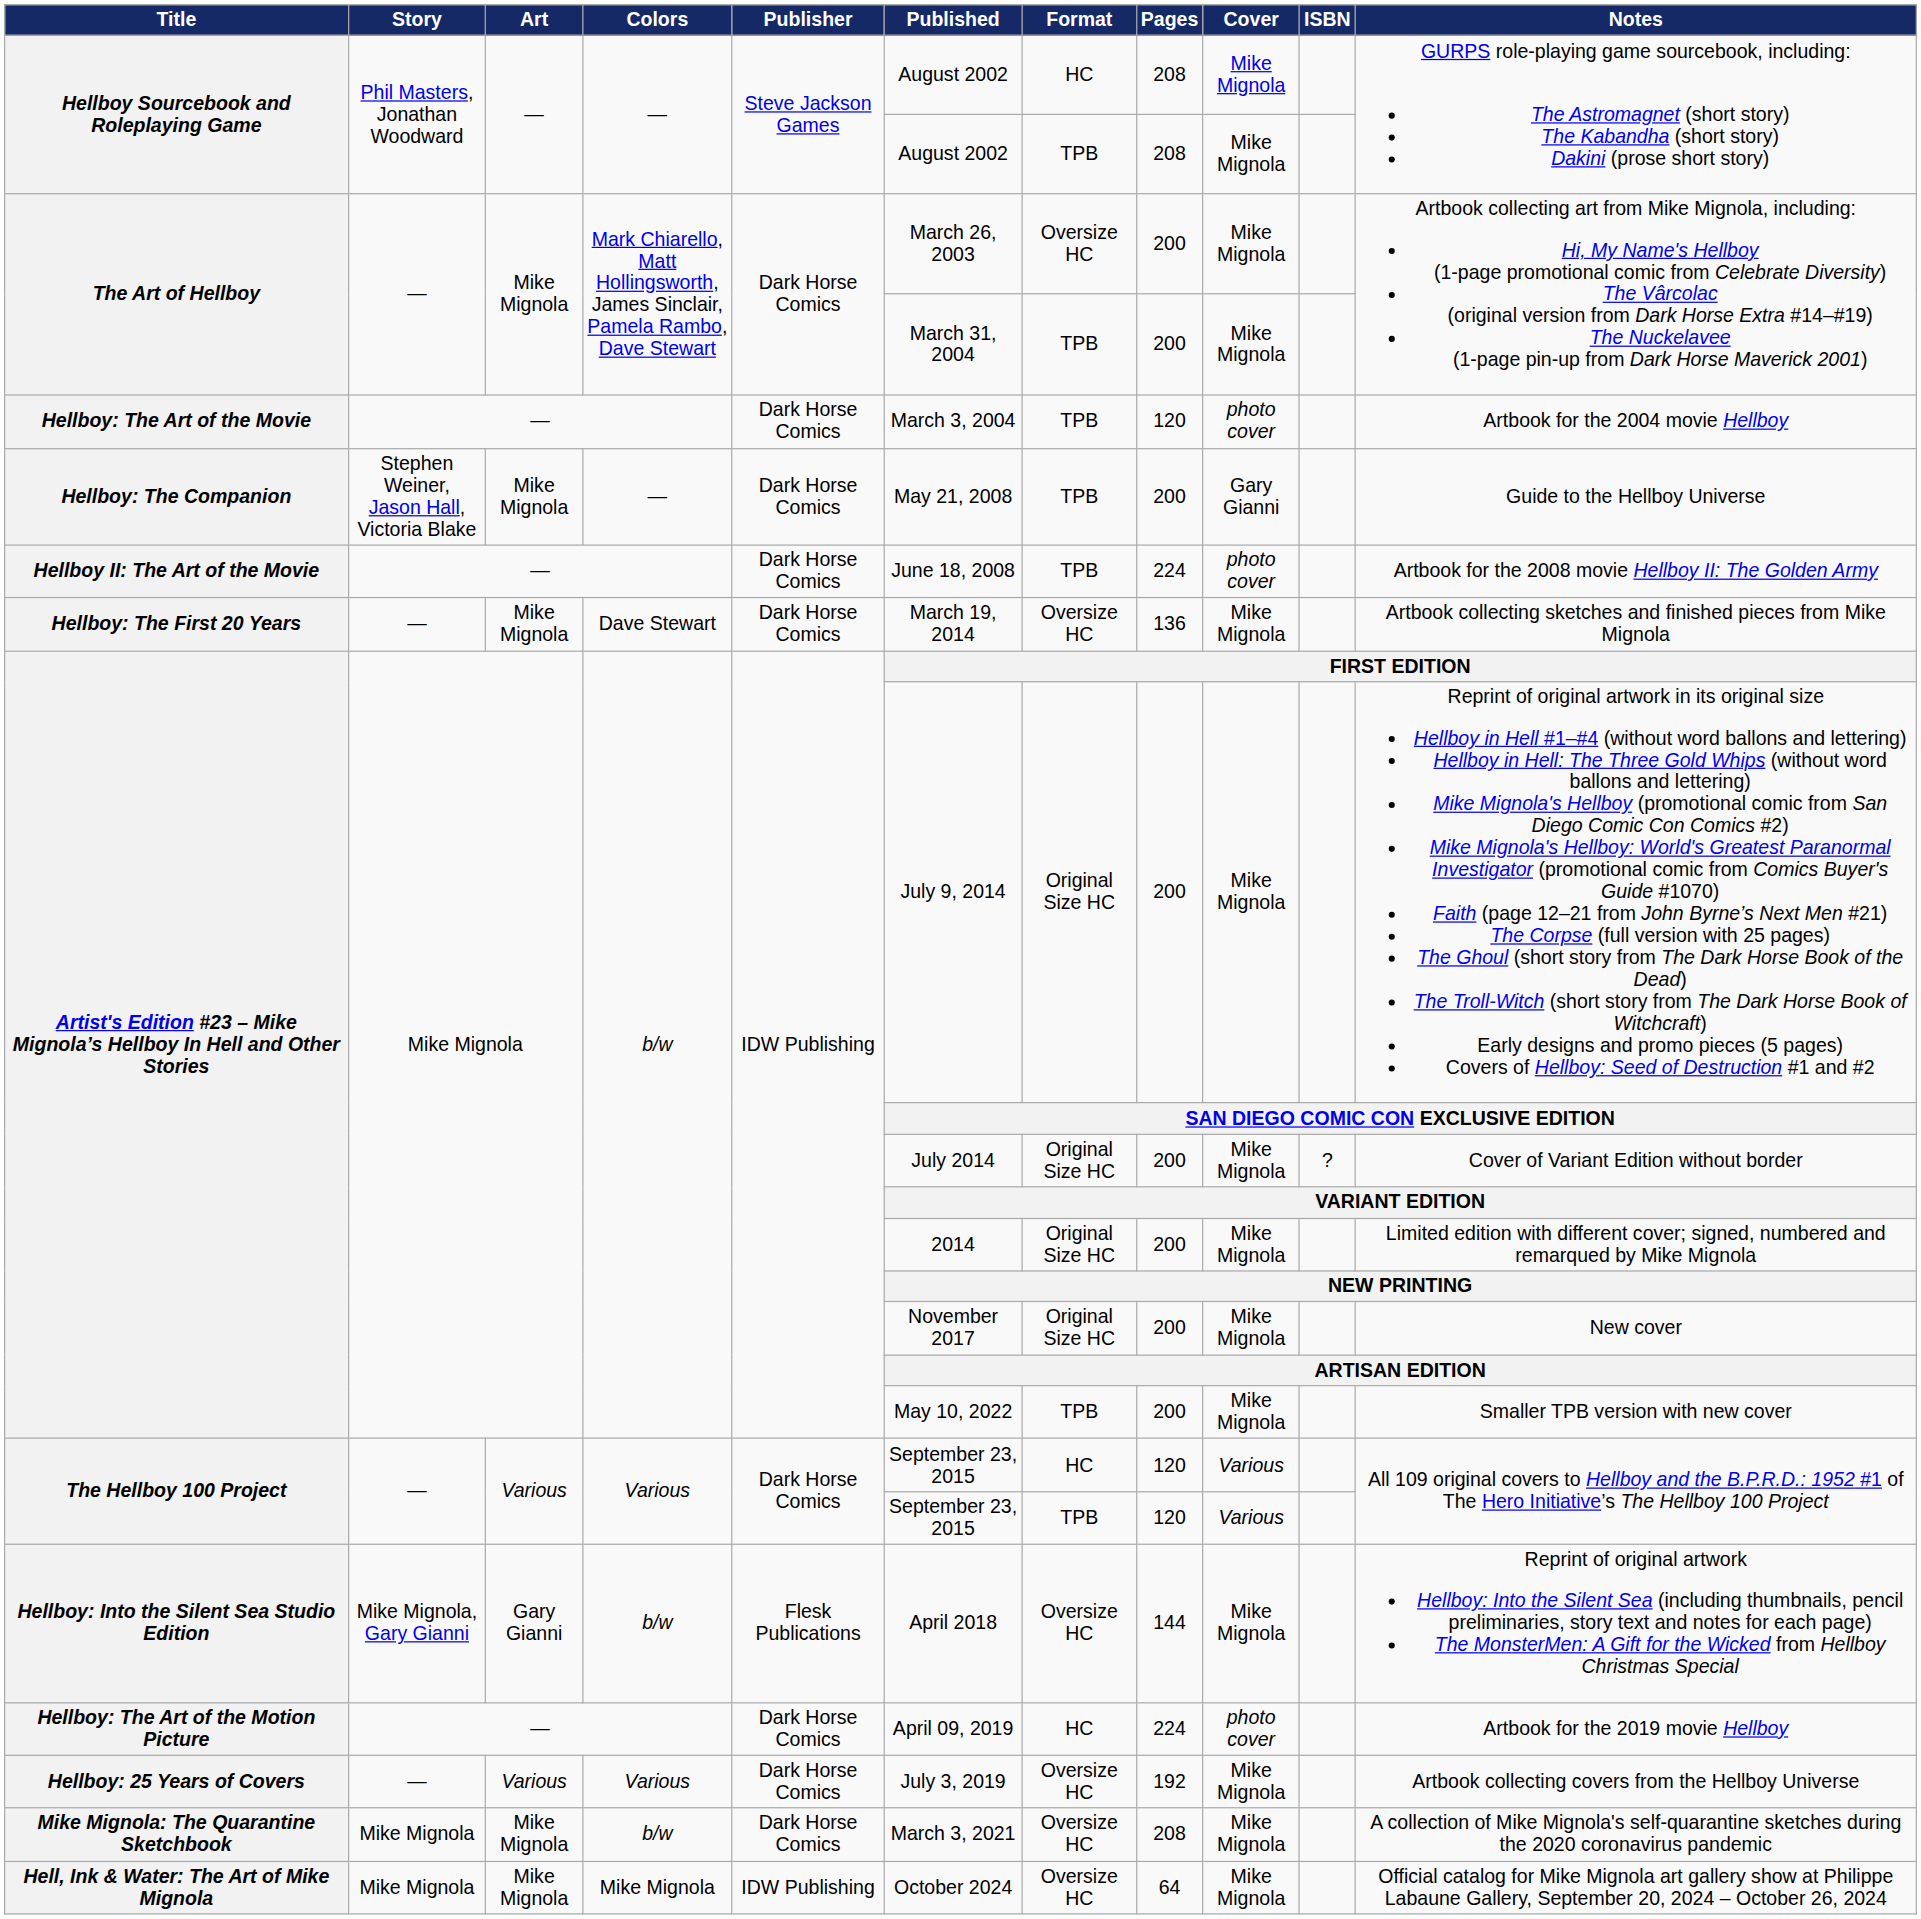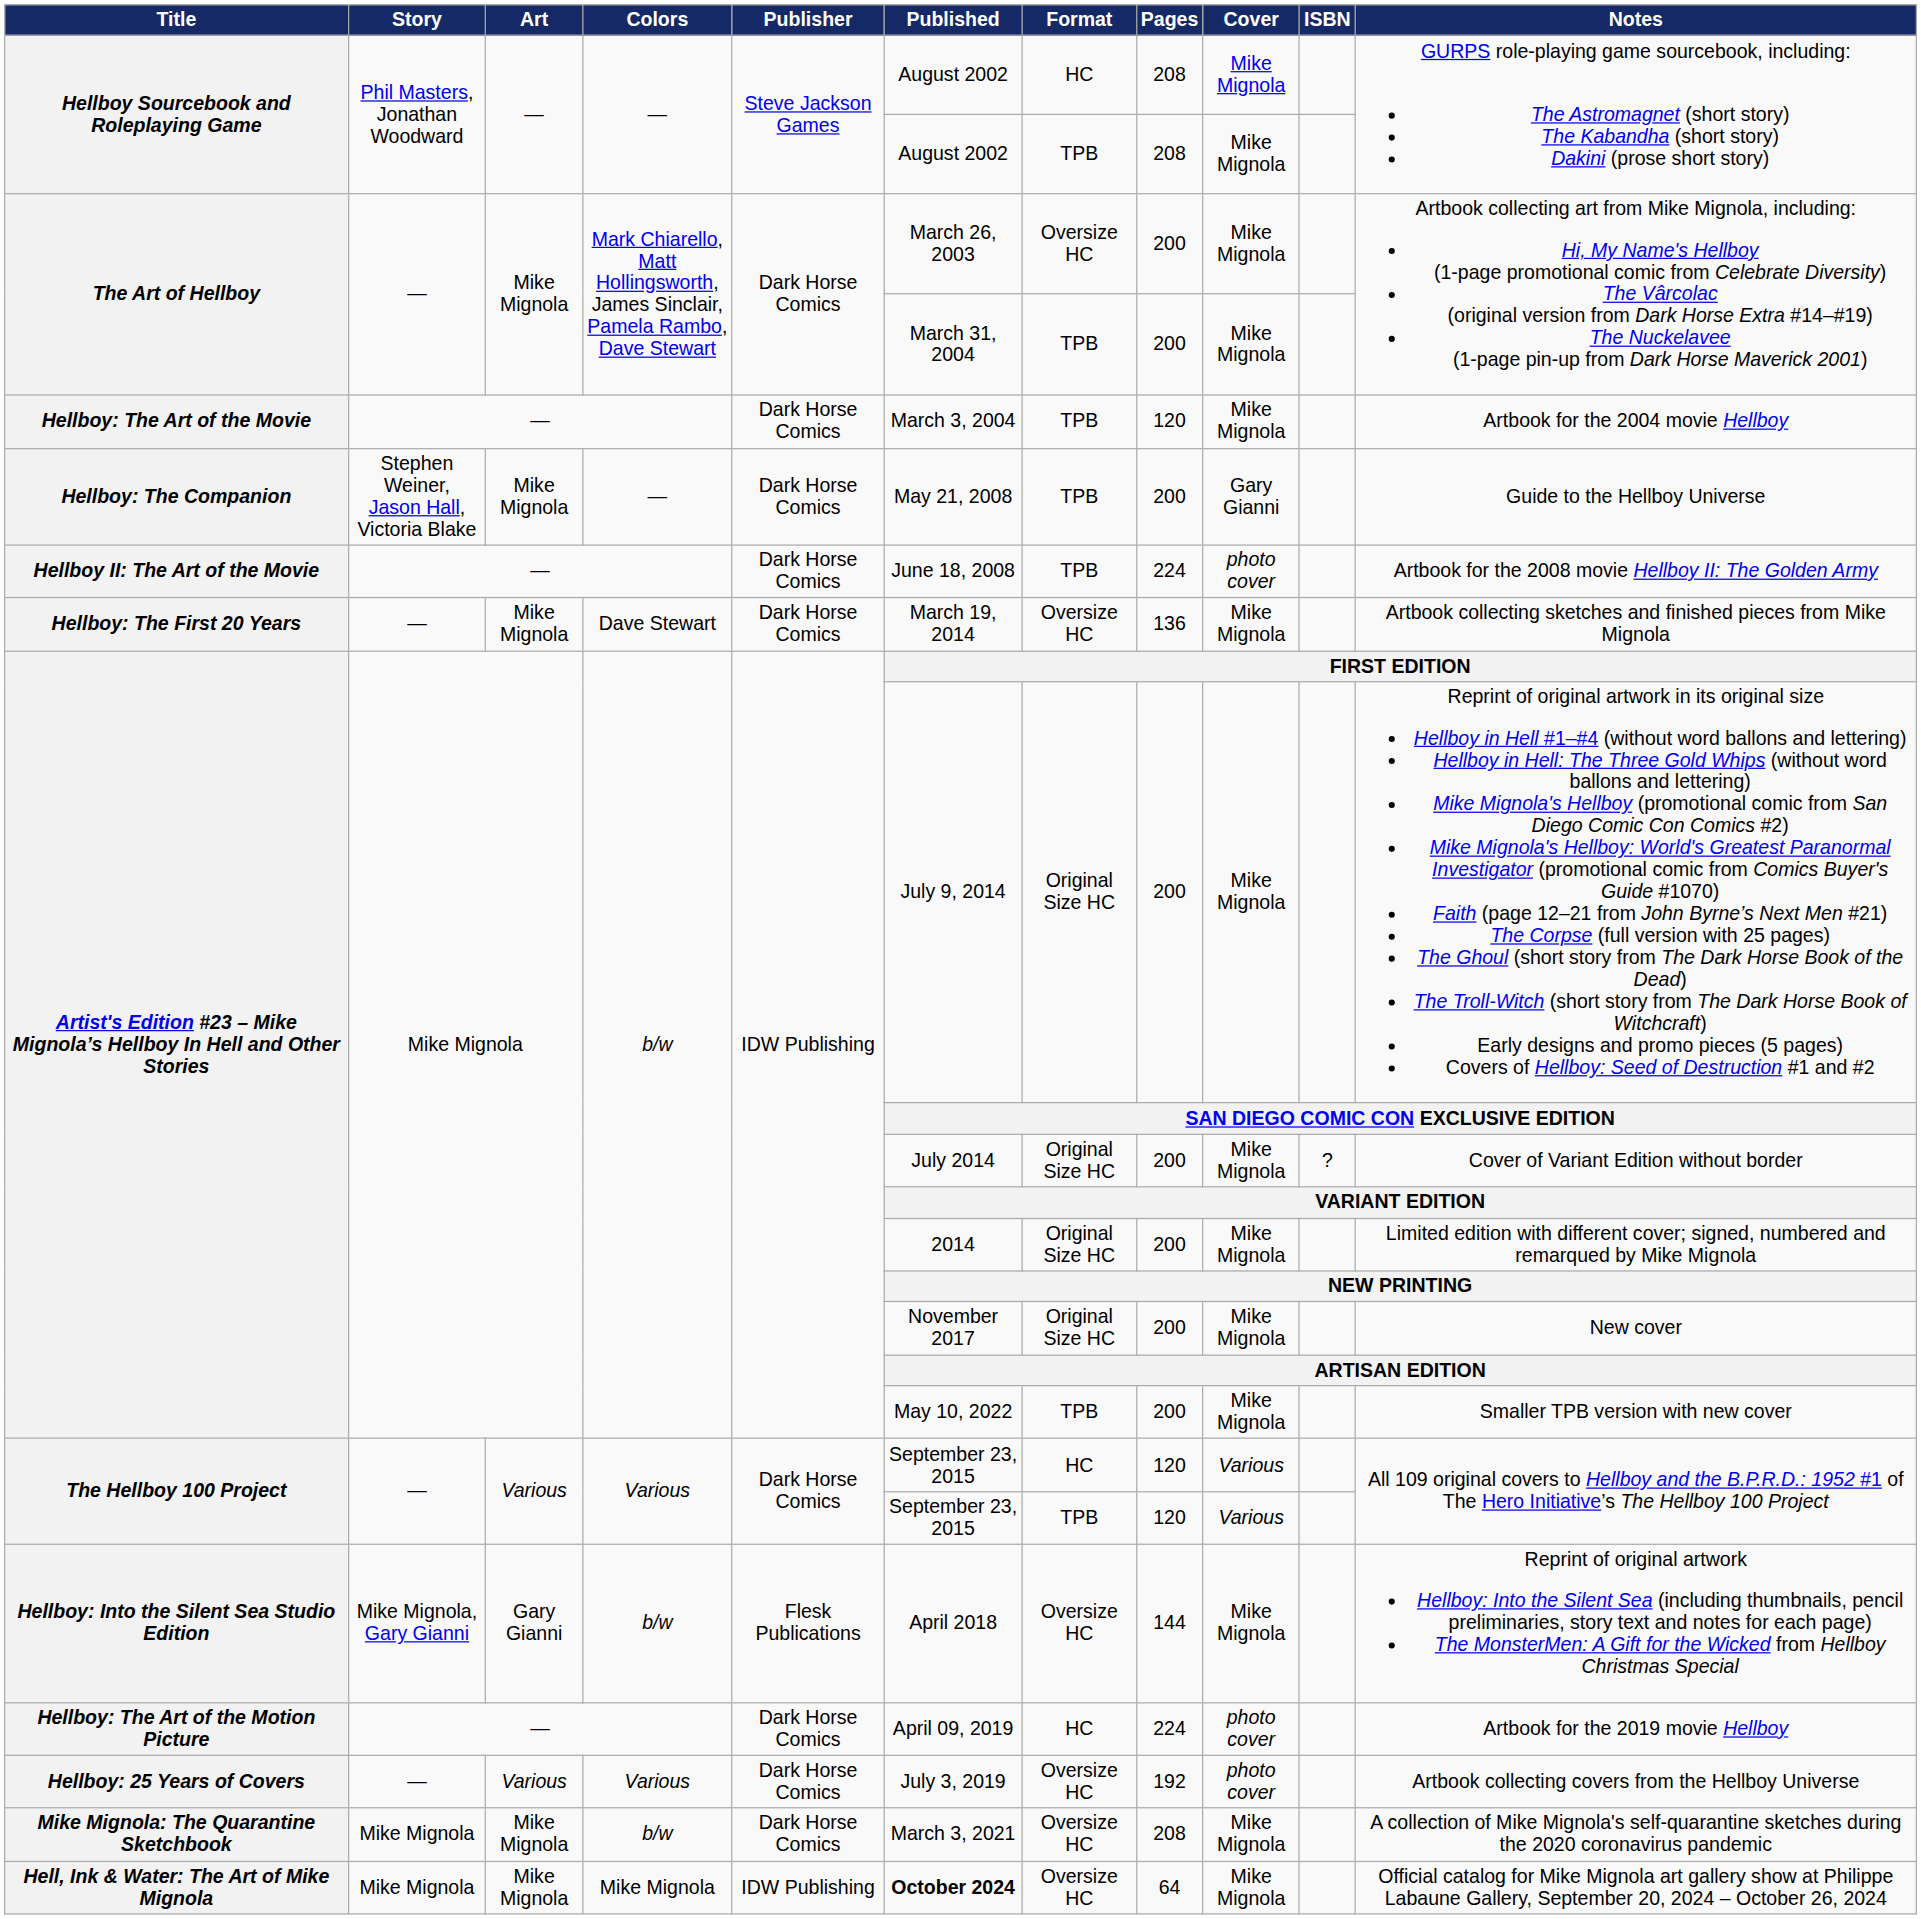(1251, 421) photo cover -> (1251, 421) Mike Mignola
(1251, 1781) Mike Mignola -> (1251, 1781) photo cover
(953, 1887) normal -> (953, 1887) bold
